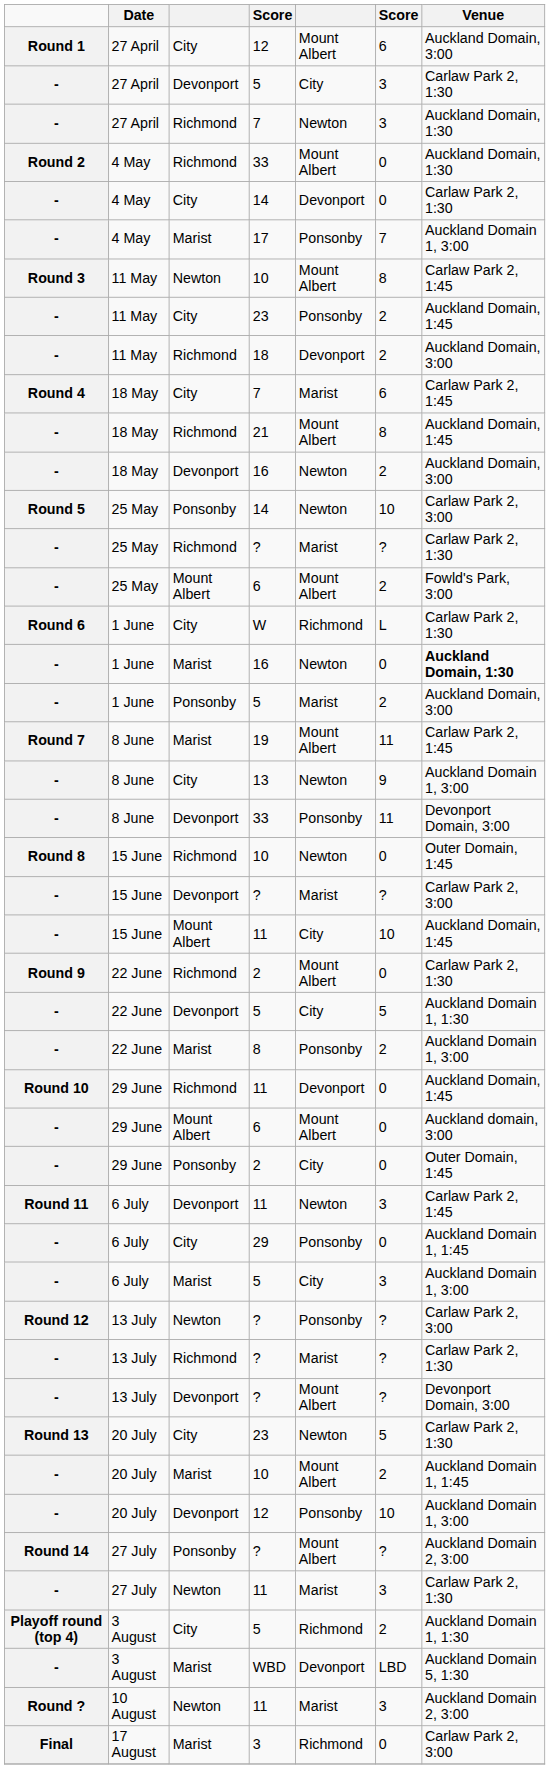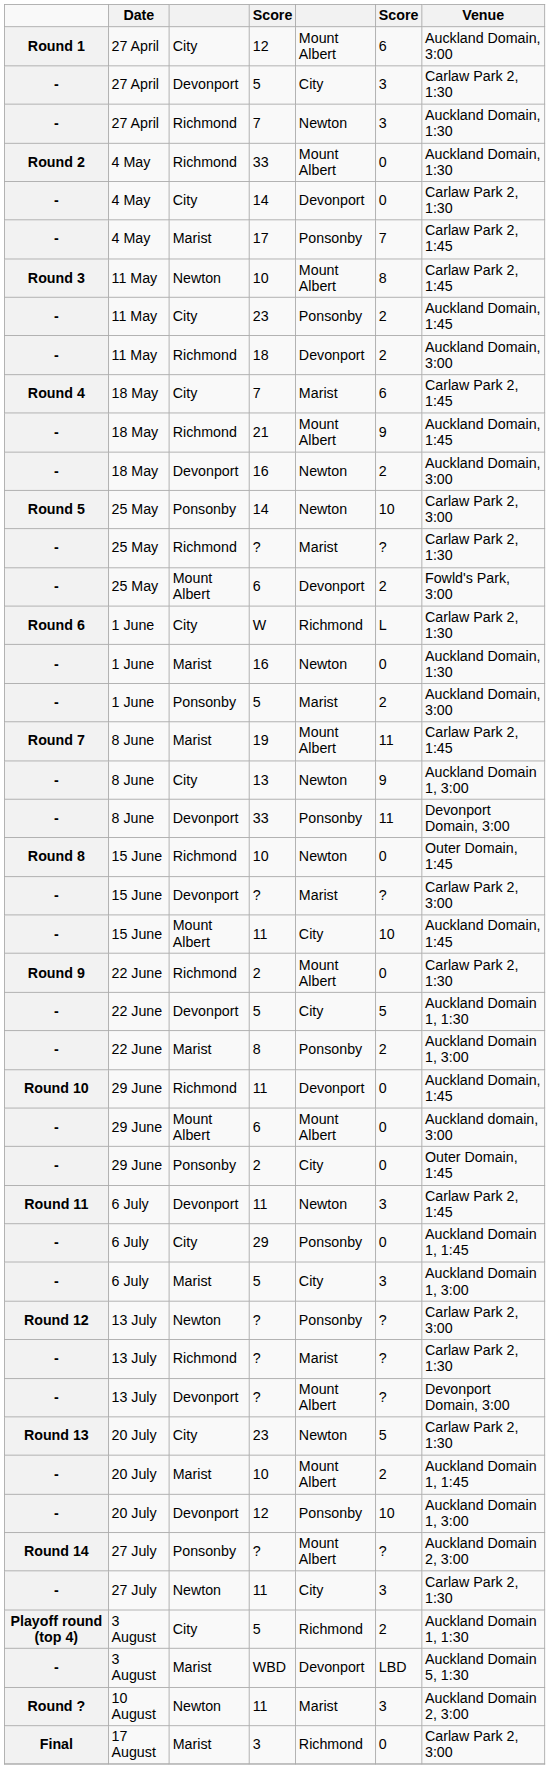(481, 239) Auckland Domain 1, 3:00 -> (472, 239) Carlaw Park 2, 1:45
(383, 432) 8 -> (383, 432) 9
(319, 586) Mount Albert -> (332, 586) Devonport
(469, 664) bold -> (483, 664) normal
(318, 1590) Marist -> (311, 1590) City
